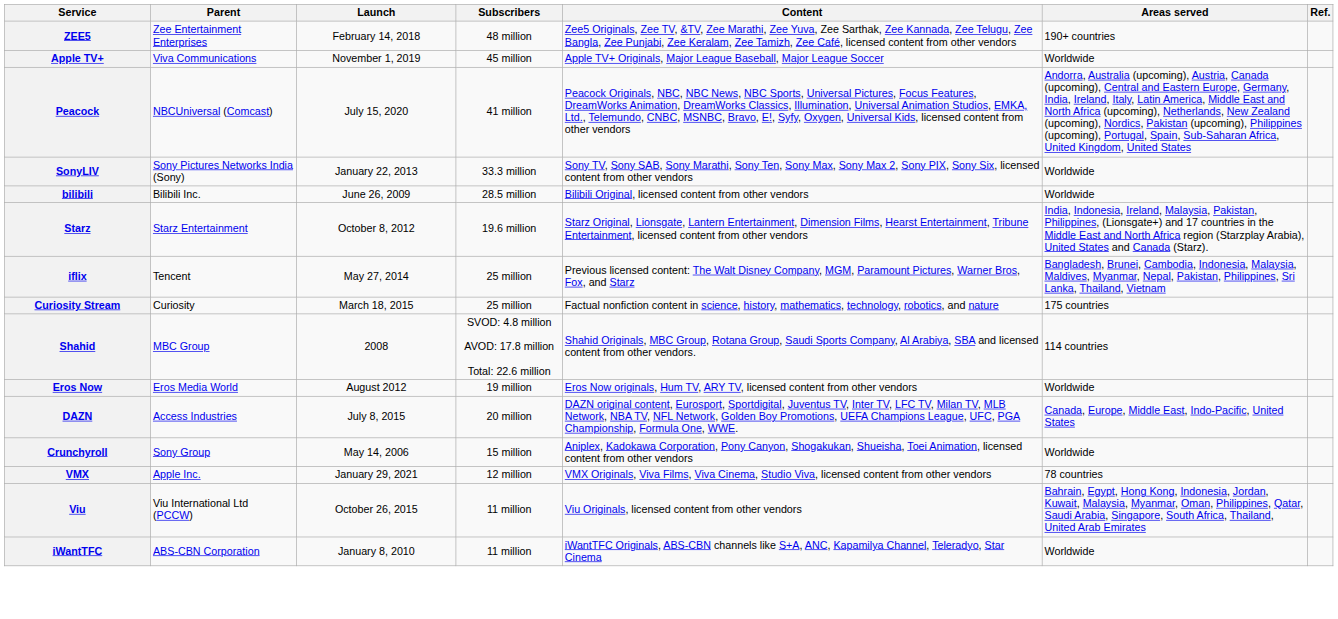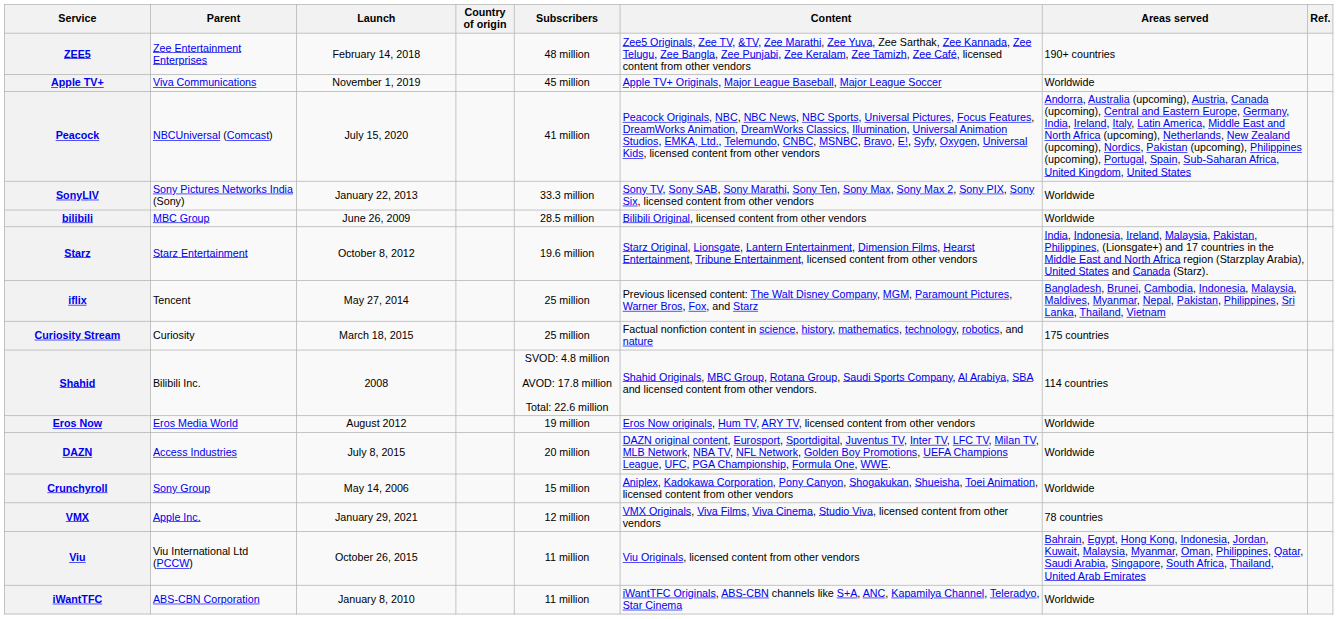+ column: (485, 19)
(177, 194) Bilibili Inc. -> (181, 218) MBC Group
(181, 346) MBC Group -> (177, 383) Bilibili Inc.
(1164, 417) Canada, Europe, Middle East, Indo-Pacific, United States -> (1069, 453) Worldwide
